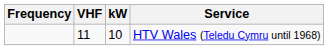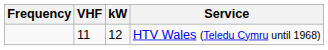(115, 34) 10 -> (115, 34) 12
